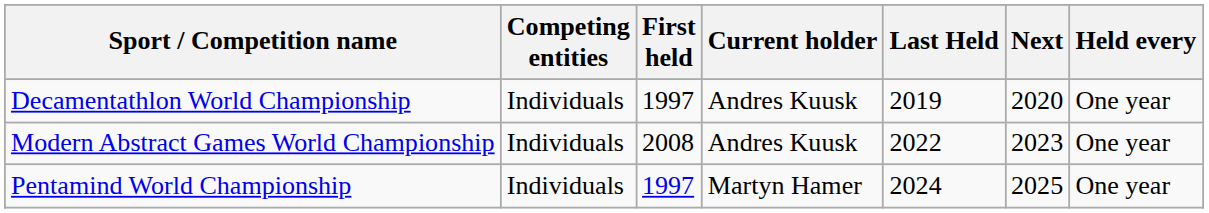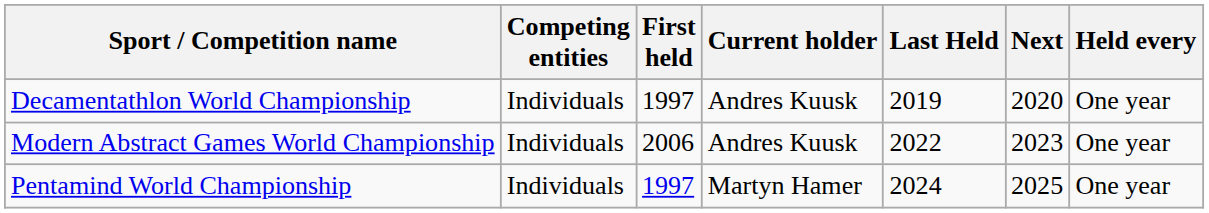(668, 143) 2008 -> (668, 143) 2006
